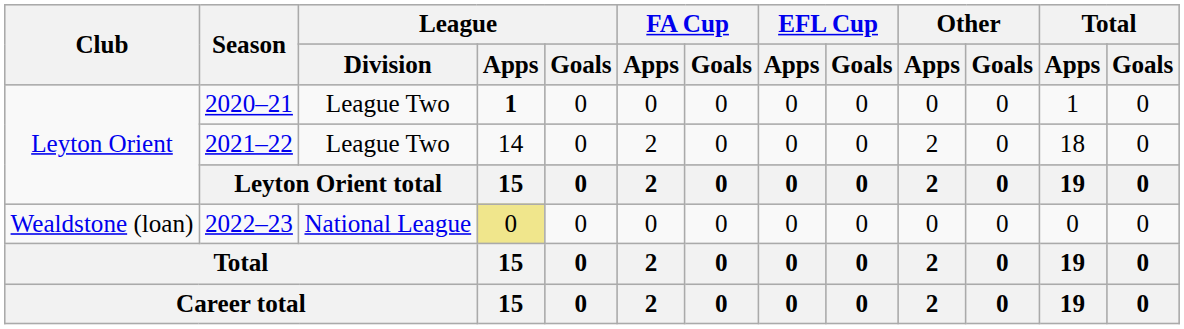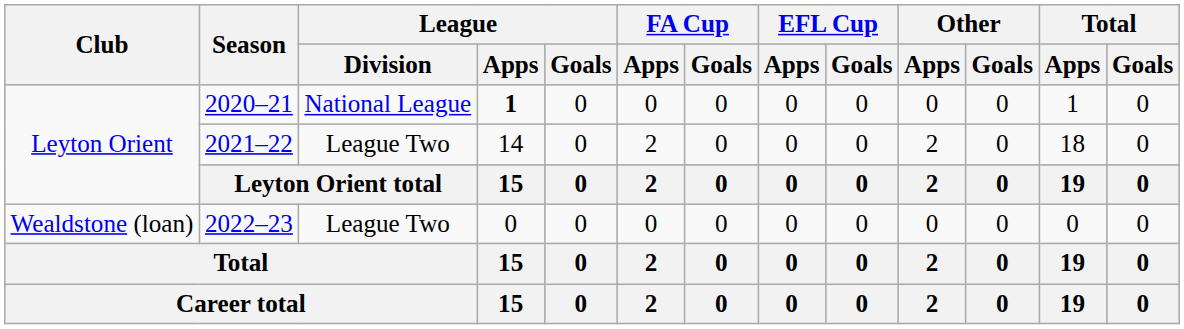(388, 104) League Two -> (388, 104) National League
(388, 223) National League -> (388, 223) League Two
(511, 223) khaki background -> (511, 223) no background
